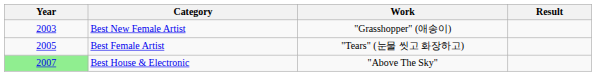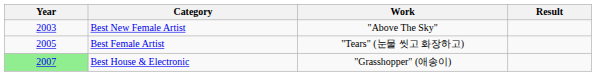(403, 28) "Grasshopper" (애송이) -> (403, 28) "Above The Sky"
(403, 63) "Above The Sky" -> (403, 62) "Grasshopper" (애송이)
